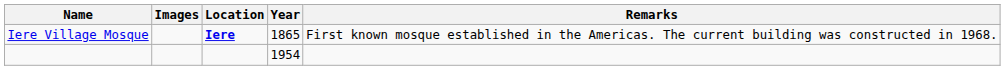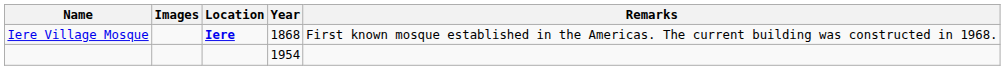(285, 35) 1865 -> (285, 35) 1868
